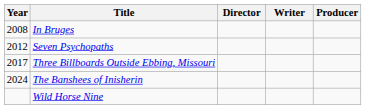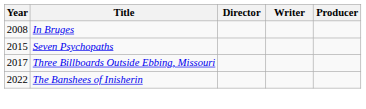(17, 46) 2012 -> (17, 46) 2015
(17, 79) 2024 -> (17, 79) 2022
- row: (68, 96)
